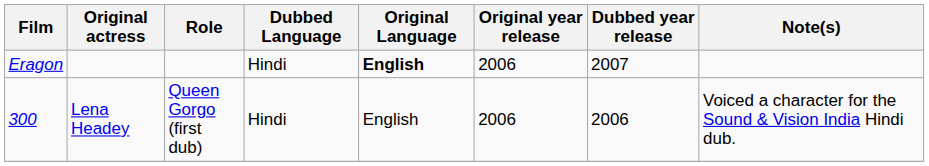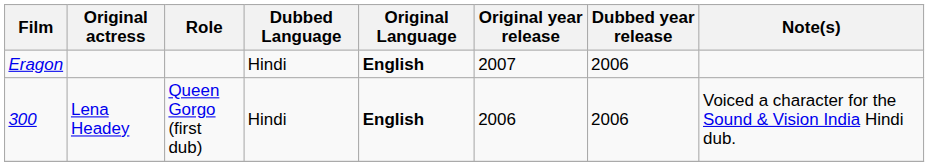(497, 63) 2006 -> (497, 63) 2007
(610, 63) 2007 -> (610, 63) 2006
(391, 119) normal -> (393, 119) bold
